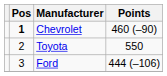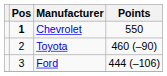(134, 30) 460 (–90) -> (134, 30) 550
(134, 47) 550 -> (134, 47) 460 (–90)
